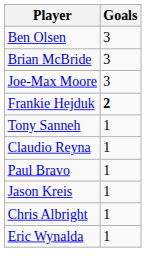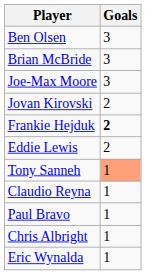+ row: (50, 103)
+ row: (43, 147)
(107, 125) no background -> (107, 170) lightsalmon background
- row: (40, 192)
